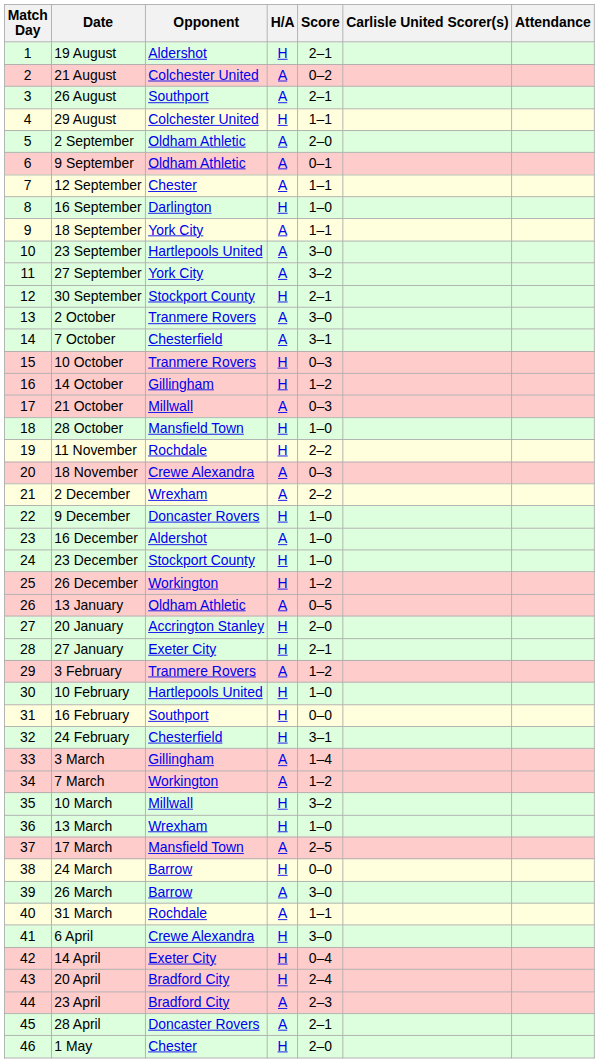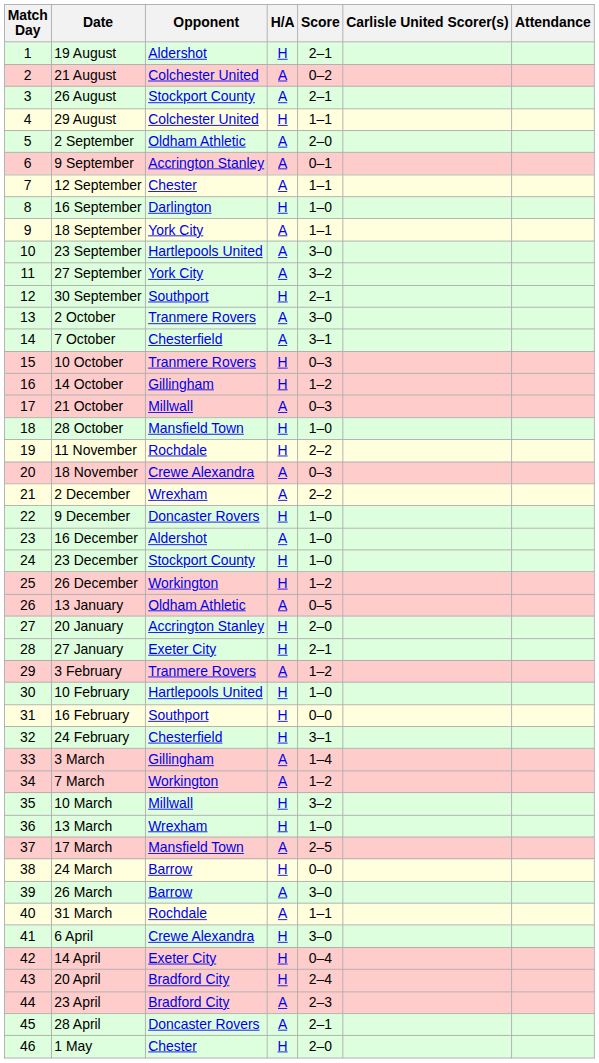(178, 97) Southport -> (202, 97) Stockport County
(197, 163) Oldham Athletic -> (206, 163) Accrington Stanley
(202, 296) Stockport County -> (178, 296) Southport
